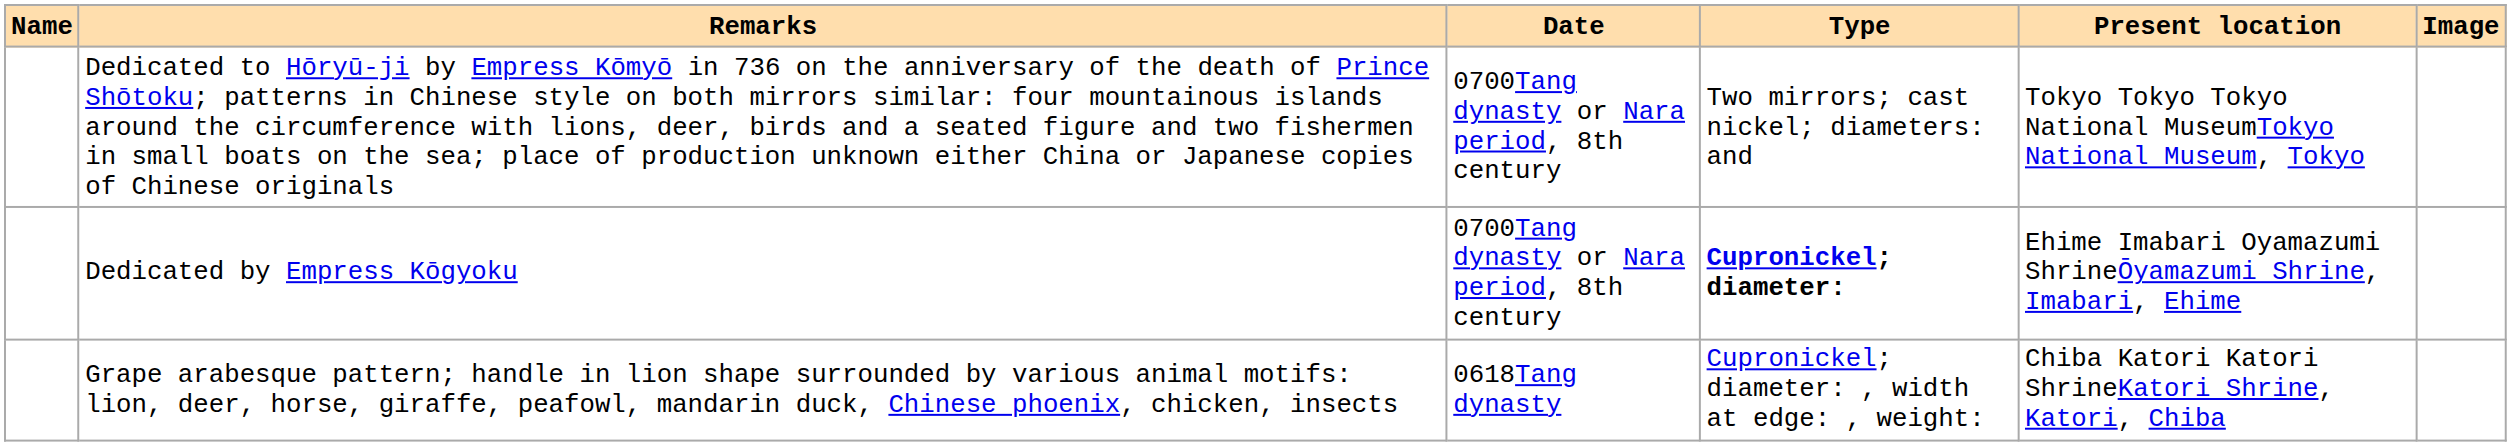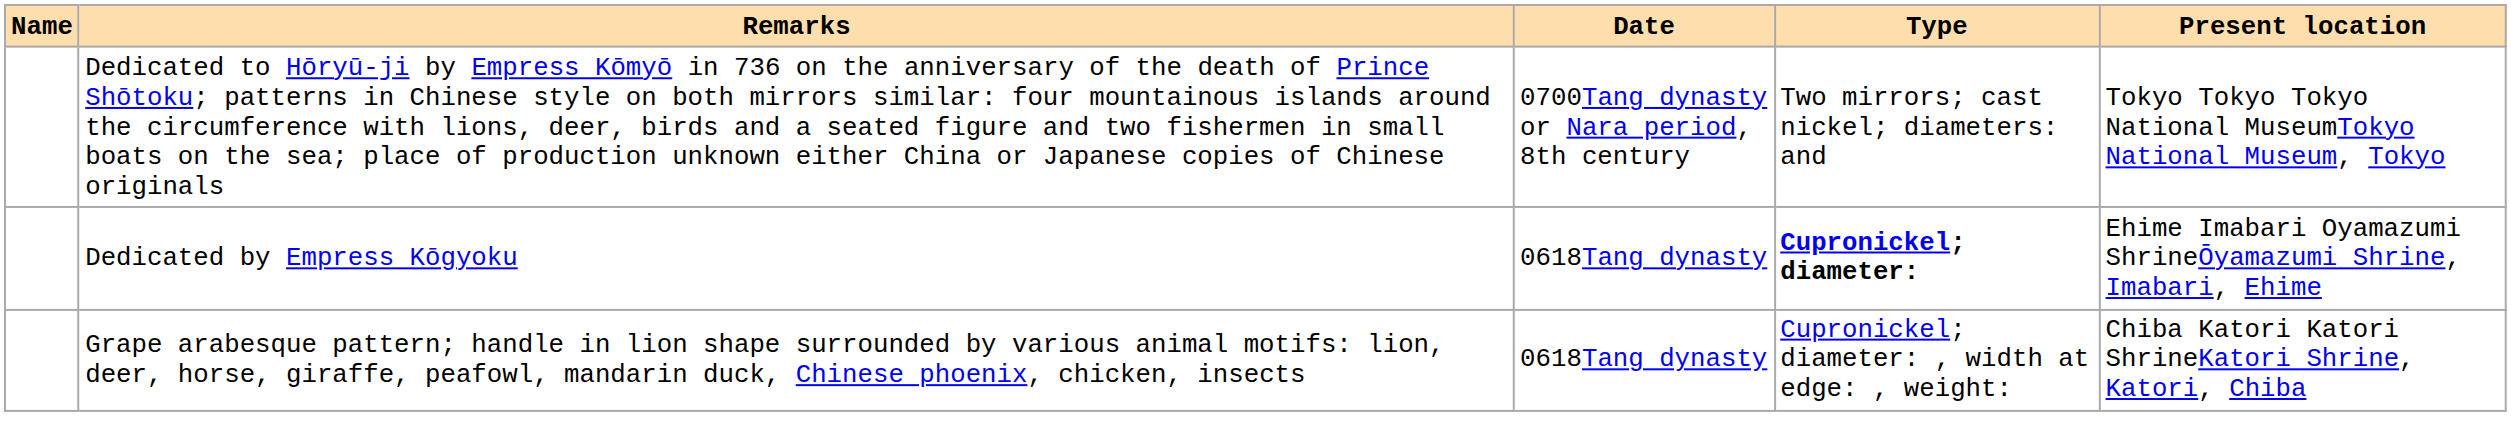- column: (2461, 26)
(1569, 273) 0700Tang dynasty or Nara period, 8th century -> (1644, 258) 0618Tang dynasty
